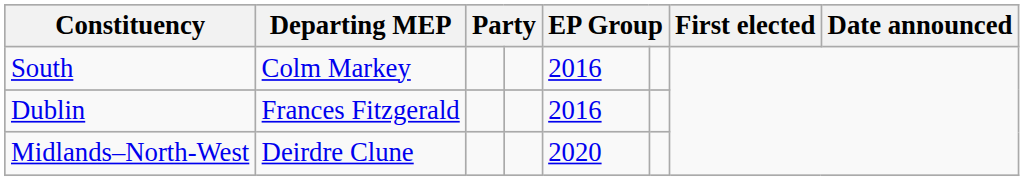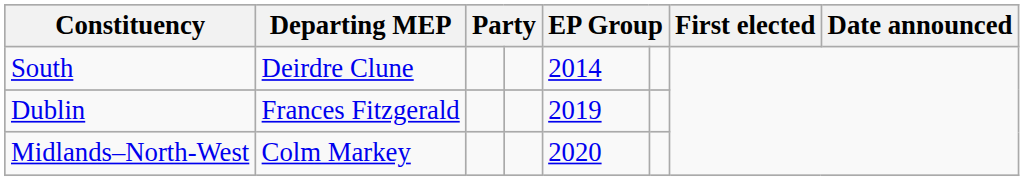(336, 68) Colm Markey -> (338, 68) Deirdre Clune
(575, 68) 2016 -> (575, 68) 2014
(575, 110) 2016 -> (575, 110) 2019
(338, 152) Deirdre Clune -> (336, 152) Colm Markey
